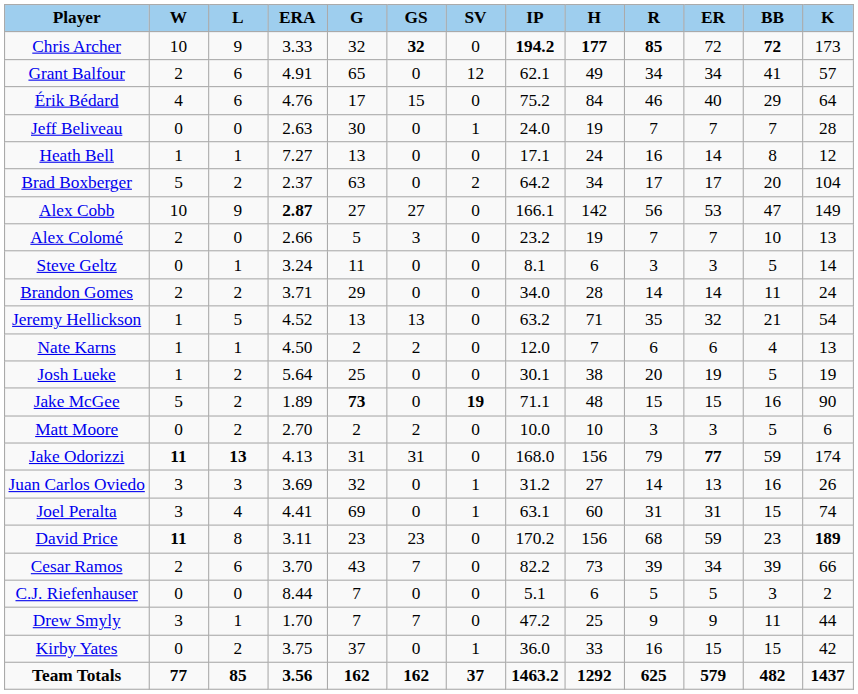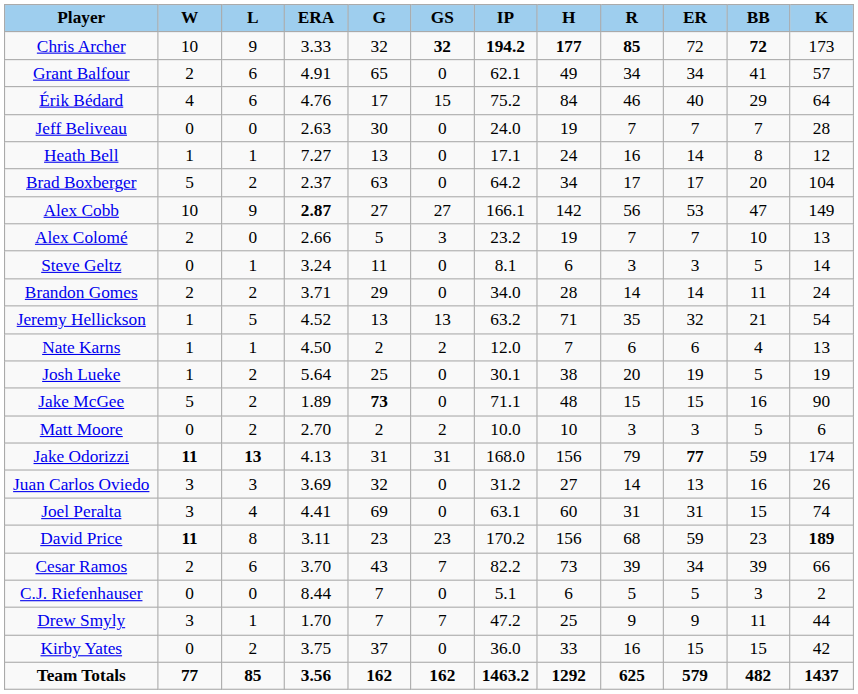- column: (475, 18)
